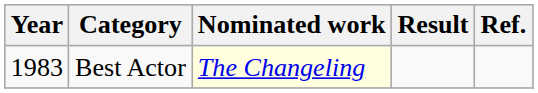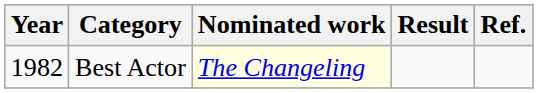(37, 66) 1983 -> (37, 66) 1982
